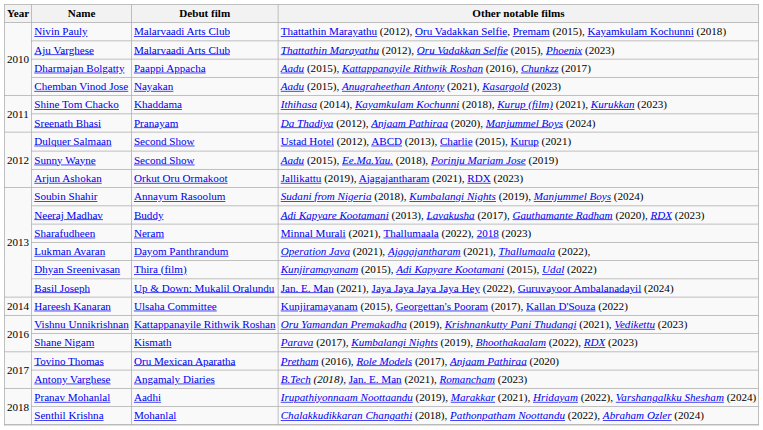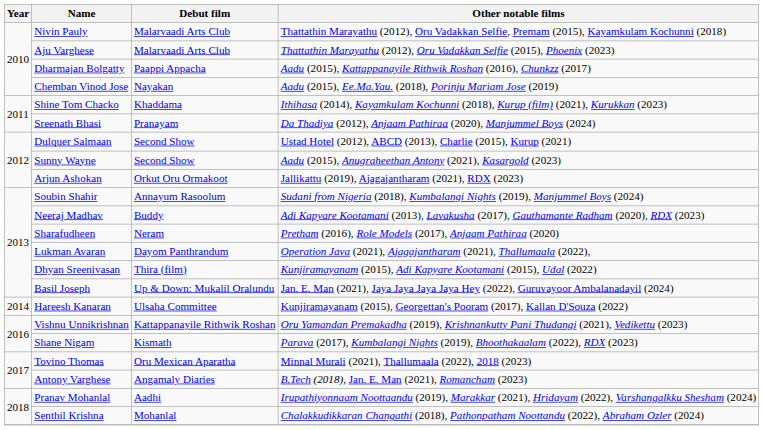(421, 87) Aadu (2015), Anugraheethan Antony (2021), Kasargold (2023) -> (419, 87) Aadu (2015), Ee.Ma.Yau. (2018), Porinju Mariam Jose (2019)
(419, 160) Aadu (2015), Ee.Ma.Yau. (2018), Porinju Mariam Jose (2019) -> (421, 160) Aadu (2015), Anugraheethan Antony (2021), Kasargold (2023)
(406, 233) Minnal Murali (2021), Thallumaala (2022), 2018 (2023) -> (420, 233) Pretham (2016), Role Models (2017), Anjaam Pathiraa (2020)
(420, 361) Pretham (2016), Role Models (2017), Anjaam Pathiraa (2020) -> (406, 361) Minnal Murali (2021), Thallumaala (2022), 2018 (2023)
